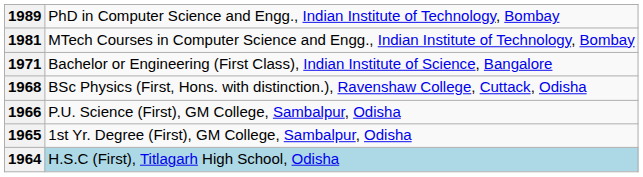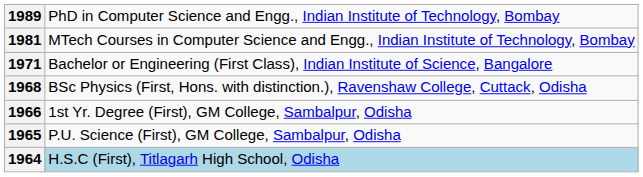(225, 111) P.U. Science (First), GM College, Sambalpur, Odisha -> (230, 111) 1st Yr. Degree (First), GM College, Sambalpur, Odisha
(230, 135) 1st Yr. Degree (First), GM College, Sambalpur, Odisha -> (225, 135) P.U. Science (First), GM College, Sambalpur, Odisha
